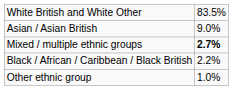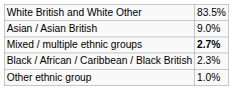(209, 61) 2.2% -> (209, 61) 2.3%
